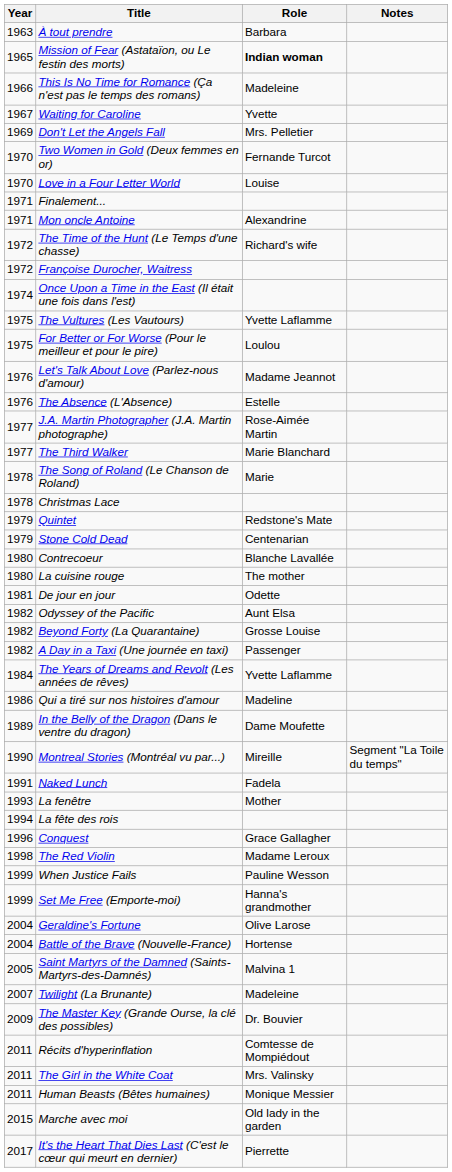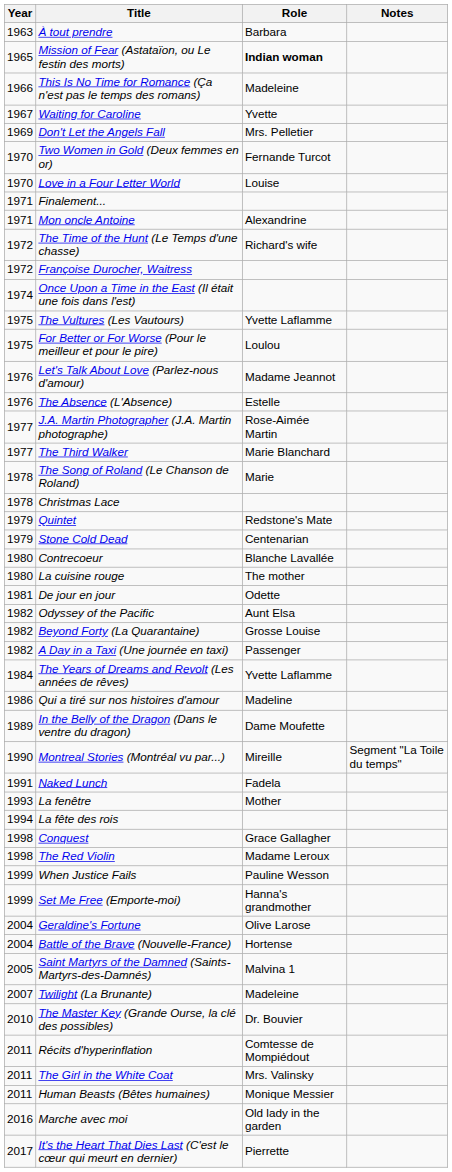(20, 838) 1996 -> (20, 838) 1998
(20, 1019) 2009 -> (20, 1019) 2010
(20, 1119) 2015 -> (20, 1119) 2016
